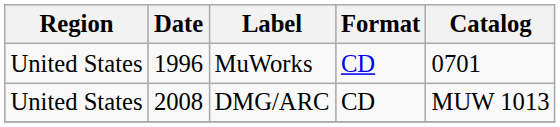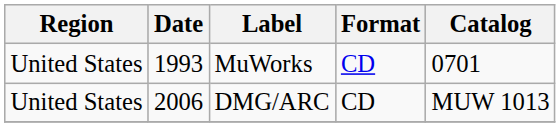(179, 63) 1996 -> (179, 63) 1993
(179, 102) 2008 -> (179, 102) 2006
